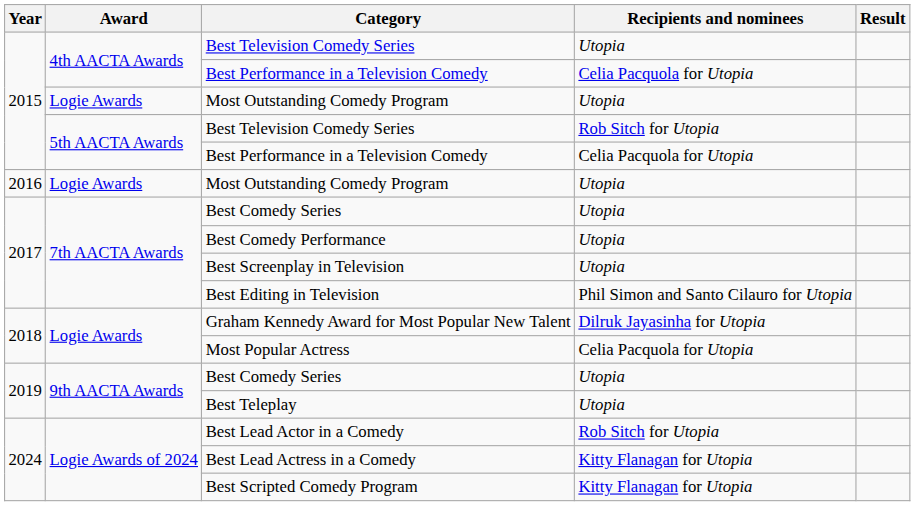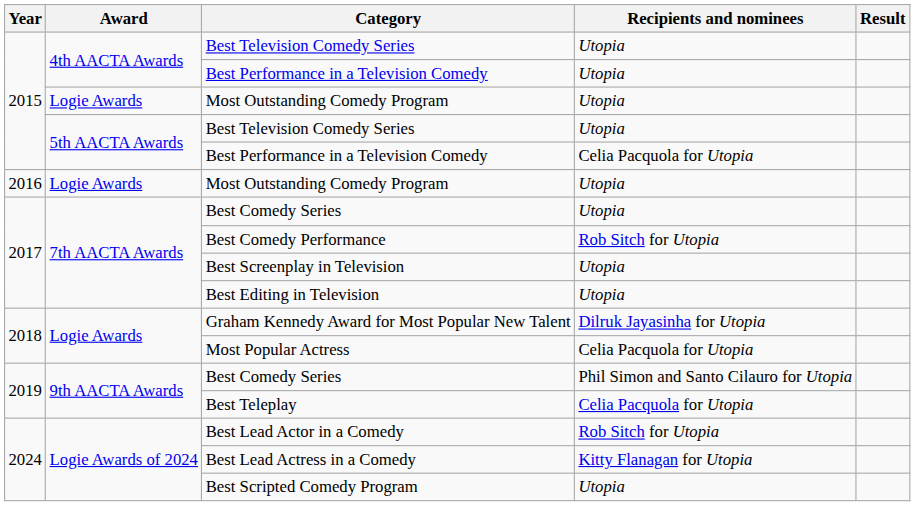(666, 73) Celia Pacquola for Utopia -> (602, 73) Utopia
(649, 128) Rob Sitch for Utopia -> (602, 128) Utopia
(602, 239) Utopia -> (649, 239) Rob Sitch for Utopia
(715, 294) Phil Simon and Santo Cilauro for Utopia -> (602, 294) Utopia
(602, 376) Utopia -> (715, 376) Phil Simon and Santo Cilauro for Utopia
(602, 404) Utopia -> (666, 404) Celia Pacquola for Utopia
(665, 487) Kitty Flanagan for Utopia -> (602, 487) Utopia
